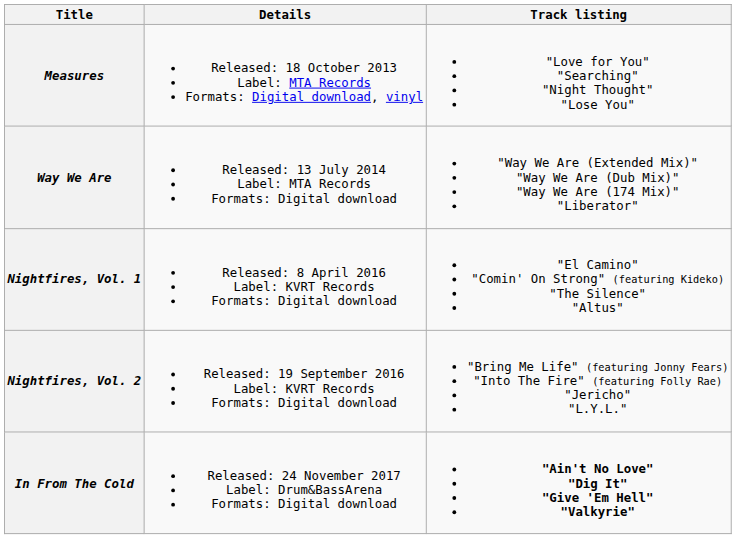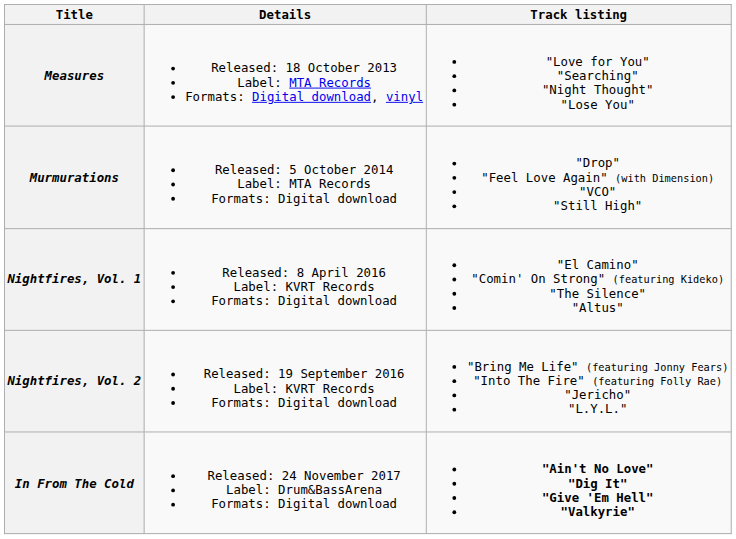- row: (74, 177)
+ row: (74, 177)
